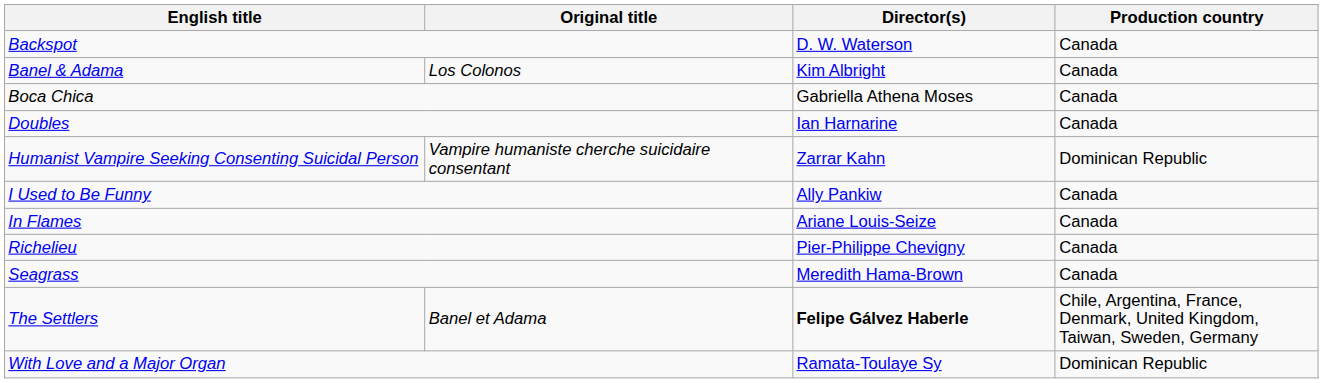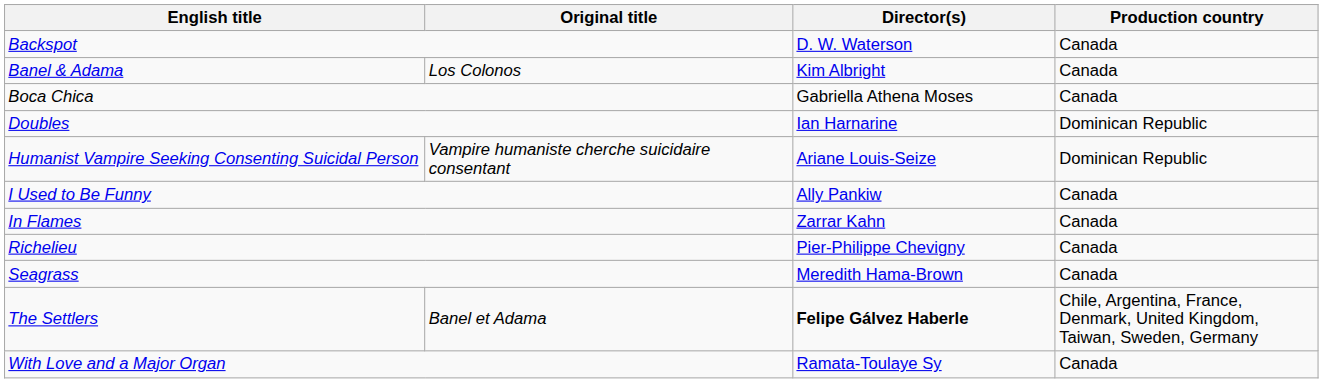(1088, 123) Canada -> (1133, 123) Dominican Republic
(841, 159) Zarrar Kahn -> (866, 159) Ariane Louis-Seize
(866, 221) Ariane Louis-Seize -> (841, 221) Zarrar Kahn
(1133, 364) Dominican Republic -> (1088, 364) Canada
